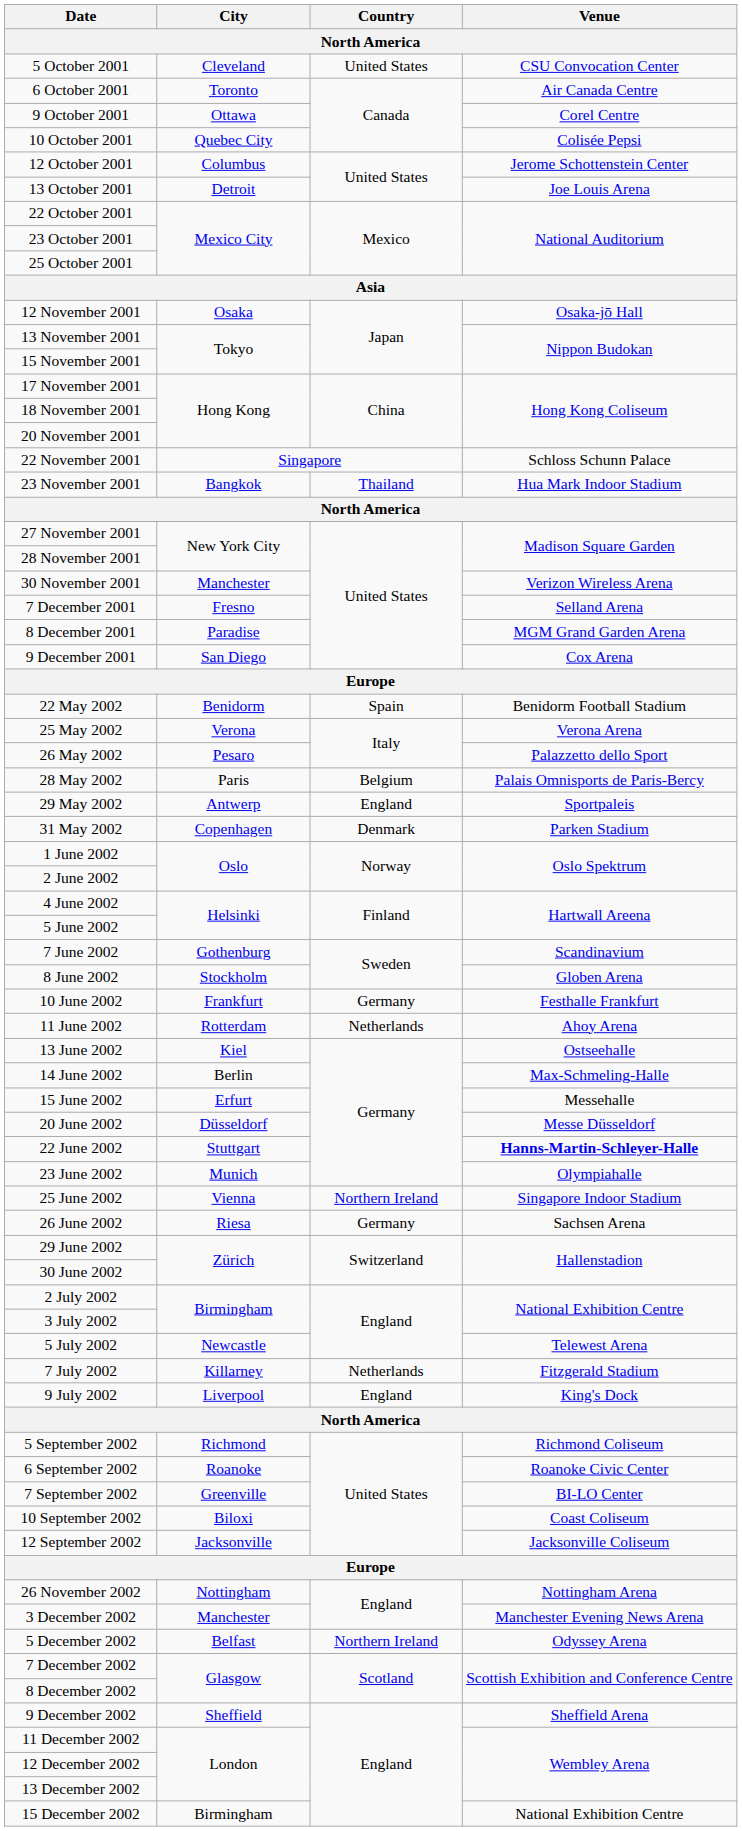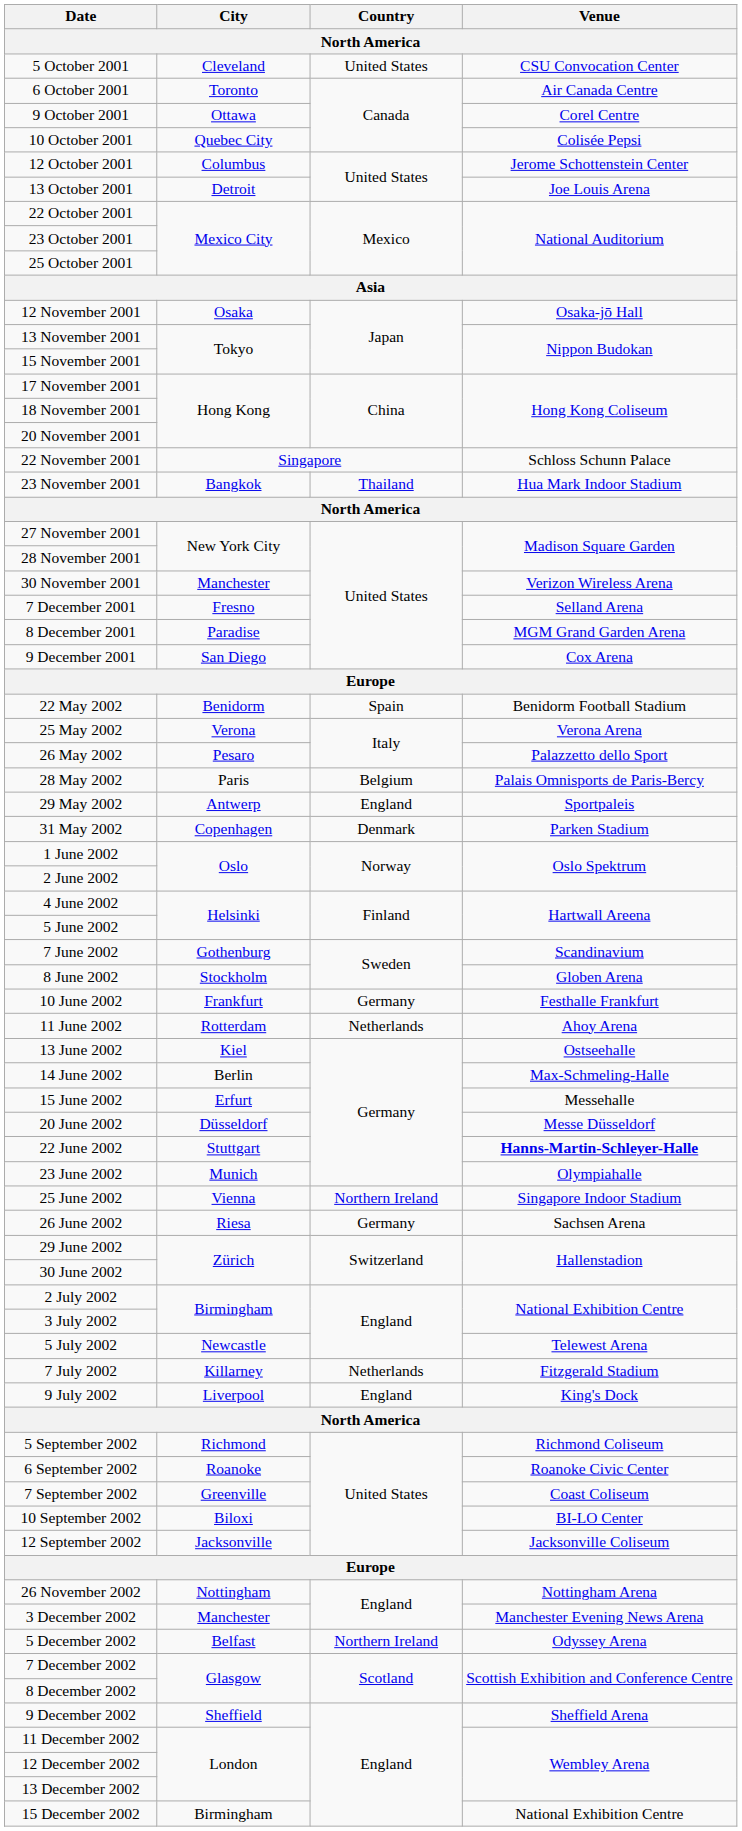(599, 1493) BI-LO Center -> (599, 1493) Coast Coliseum
(599, 1518) Coast Coliseum -> (599, 1518) BI-LO Center
